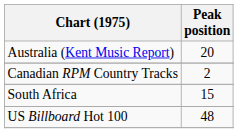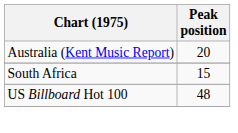- row: (93, 73)
